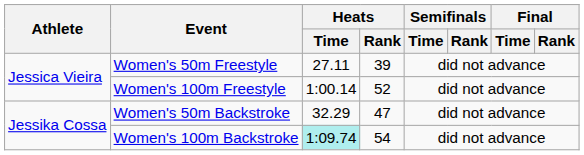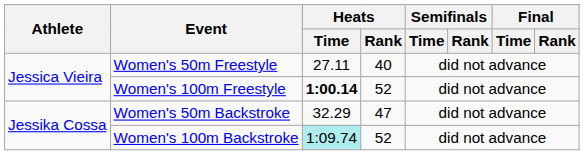(382, 65) 39 -> (383, 65) 40
(331, 89) normal -> (332, 89) bold
(382, 138) 54 -> (383, 138) 52
